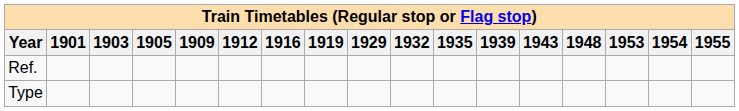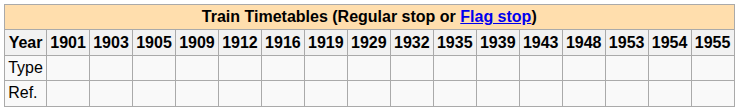rows swapped: (23, 67) <-> (26, 93)
